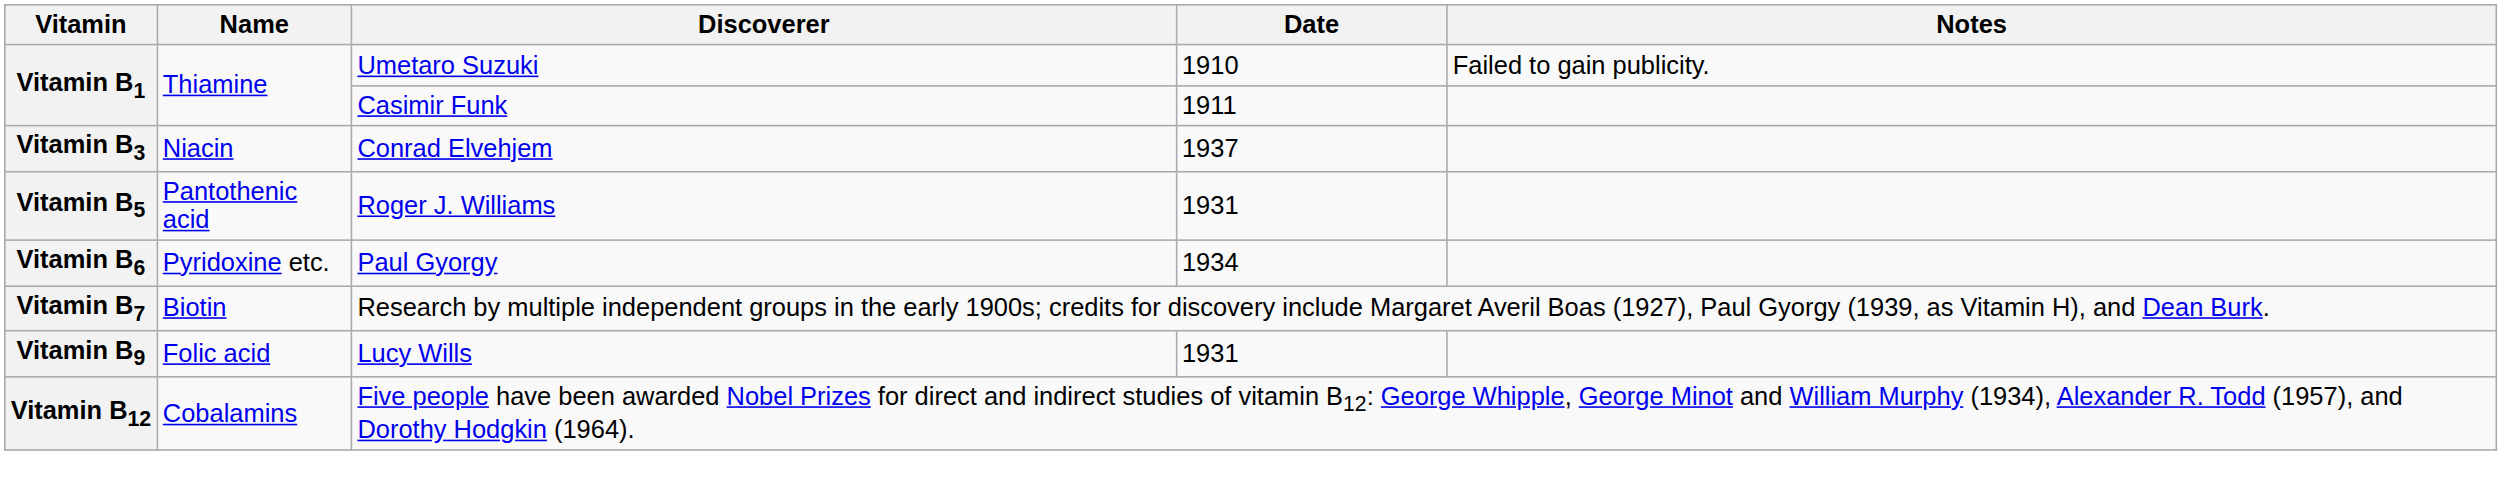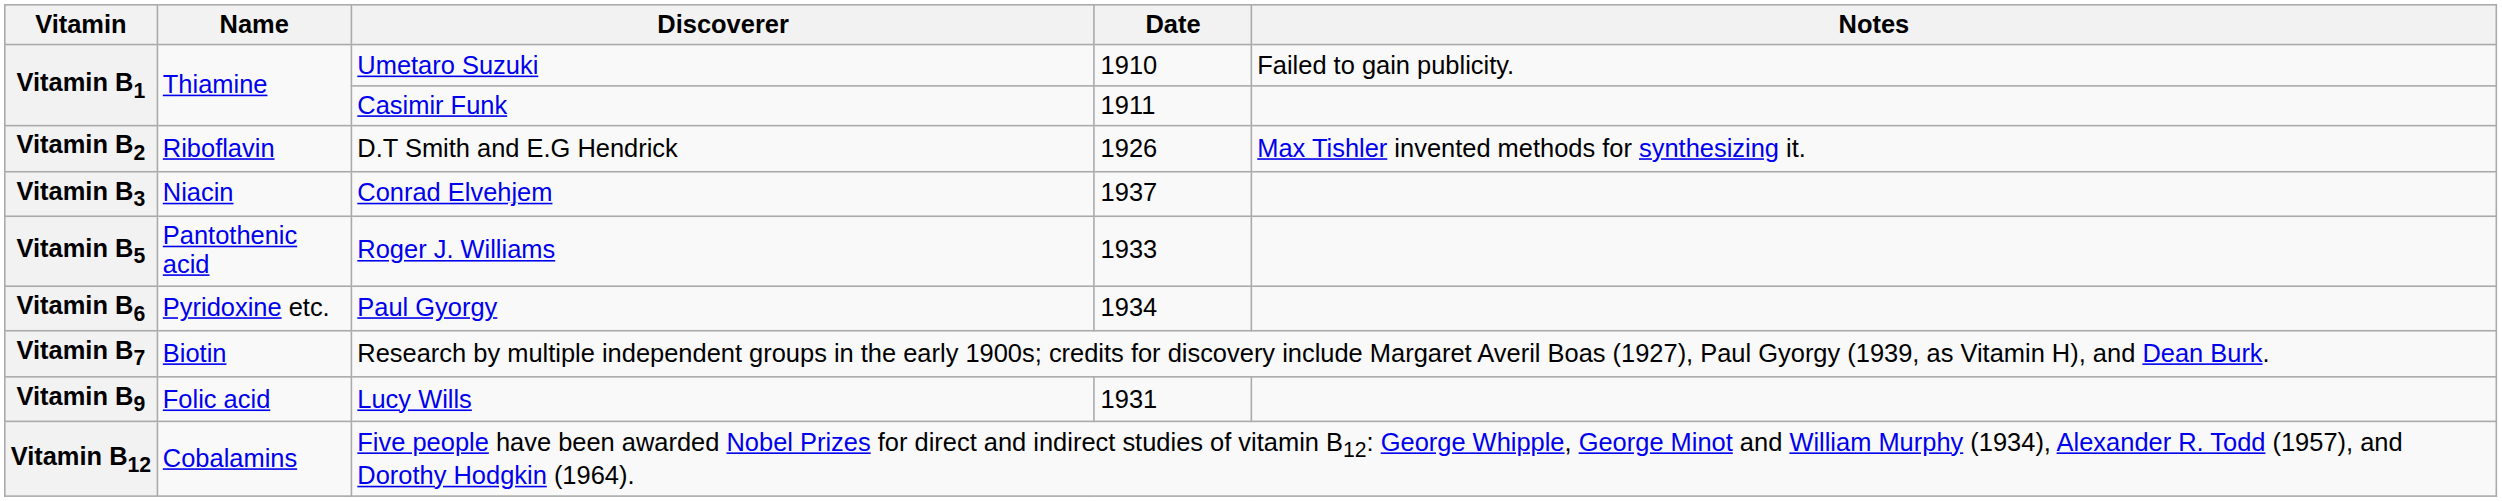+ row: (518, 148)
(1210, 205) 1931 -> (1129, 250) 1933
